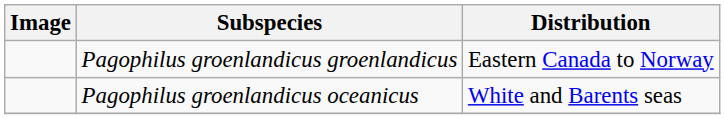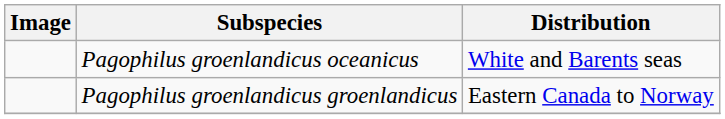rows swapped: (269, 58) <-> (250, 95)
